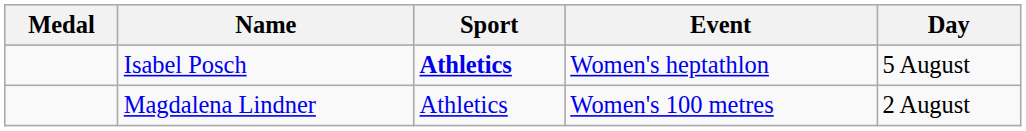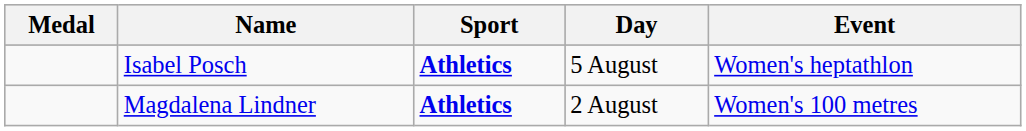columns swapped: (721, 24) <-> (949, 24)
(464, 105) normal -> (466, 105) bold
